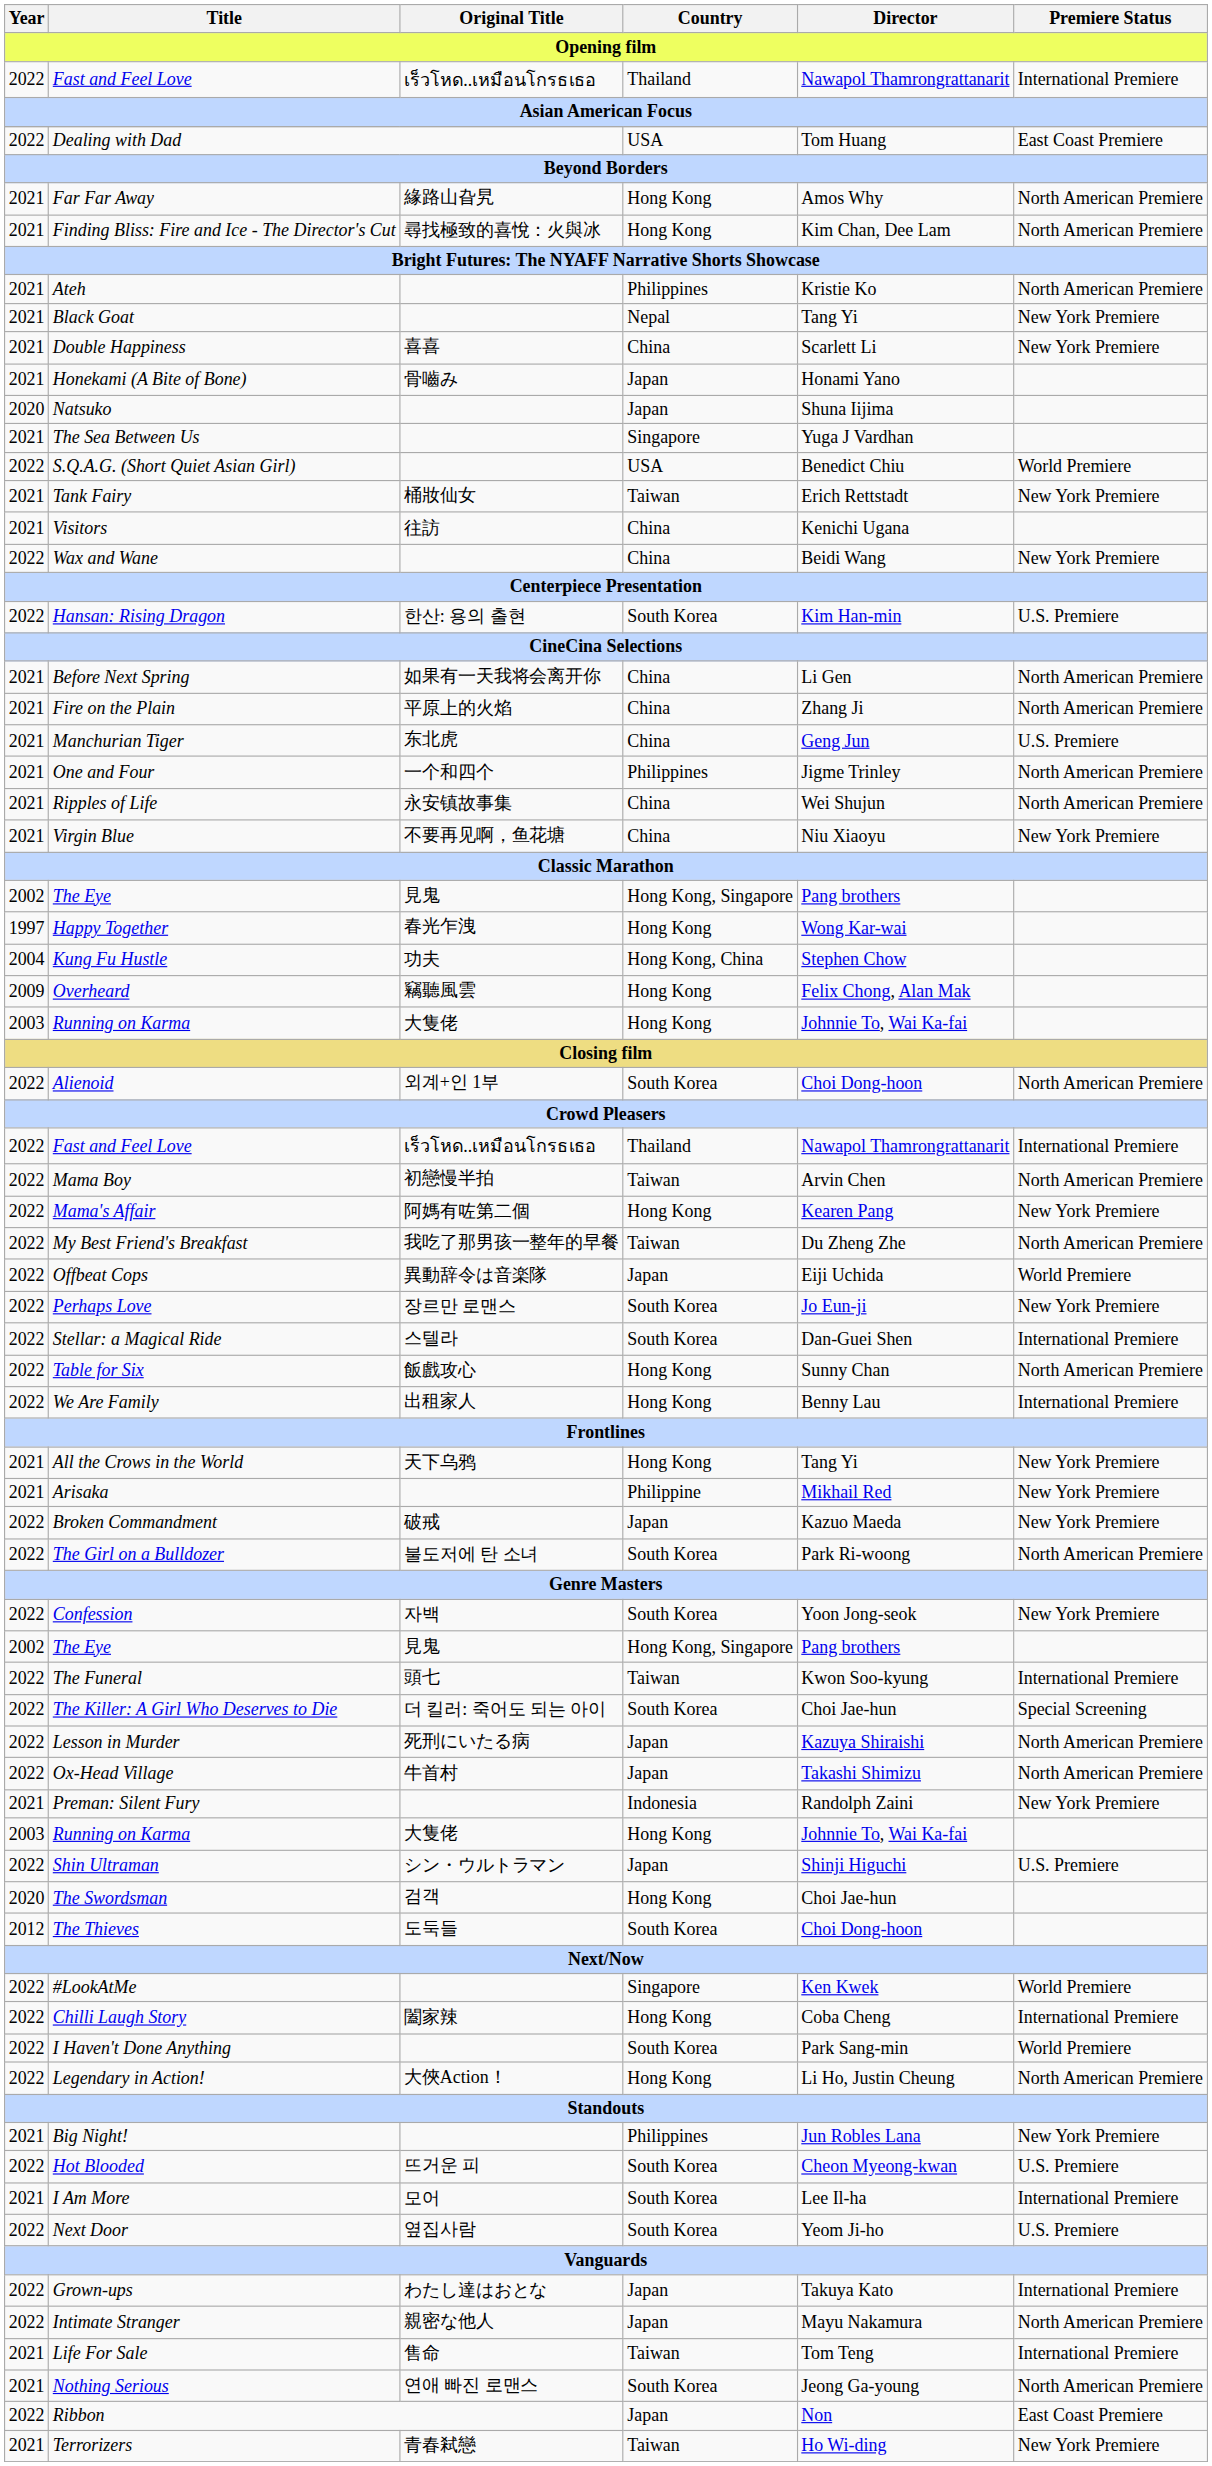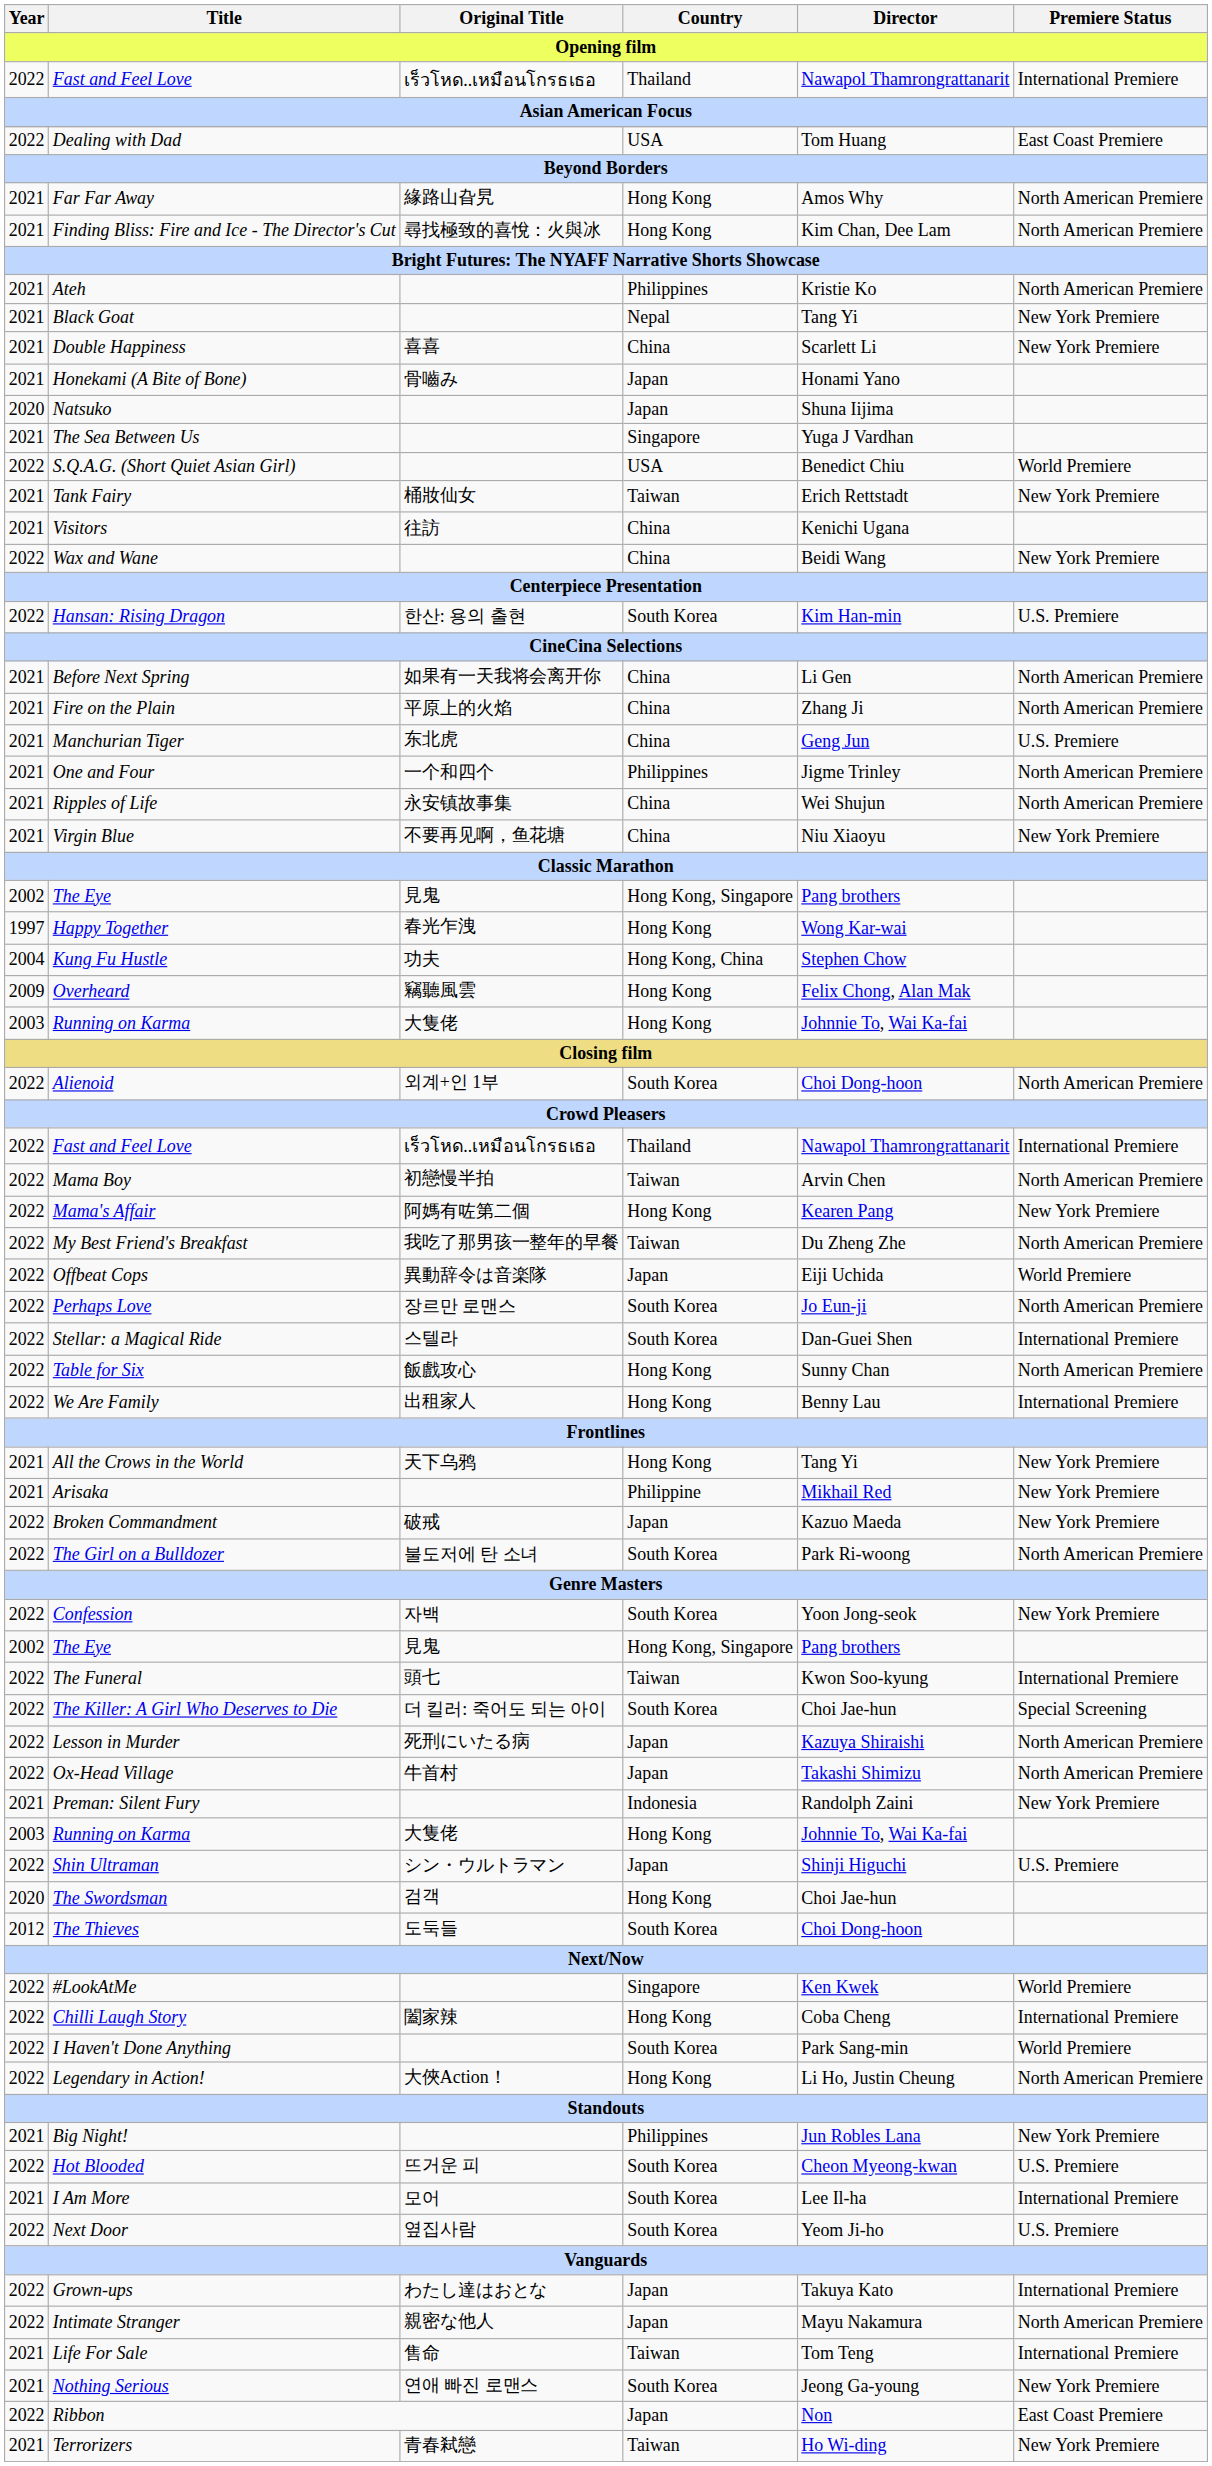(1089, 1306) New York Premiere -> (1110, 1306) North American Premiere
(1110, 2385) North American Premiere -> (1089, 2385) New York Premiere
